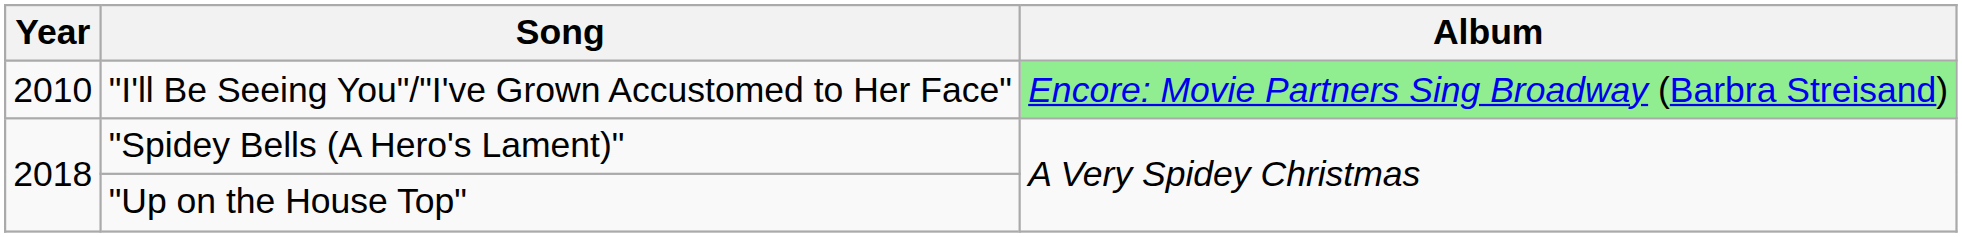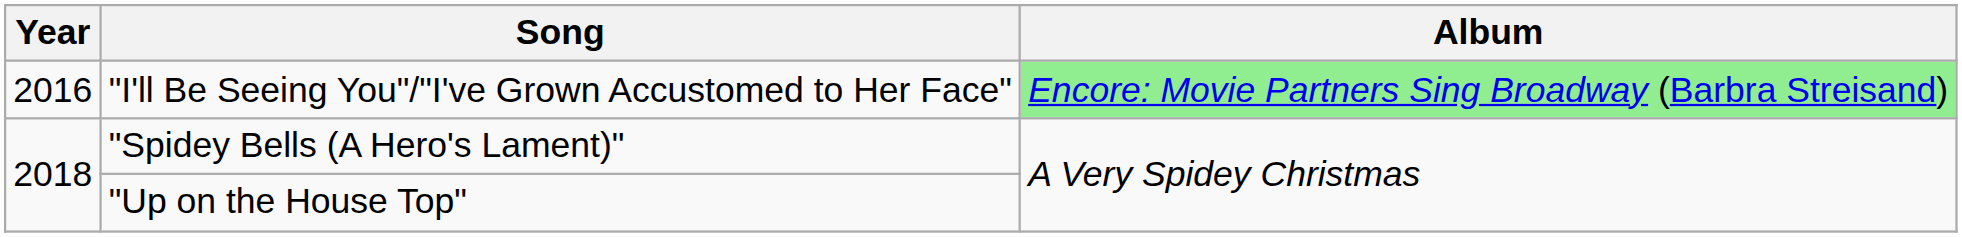(53, 88) 2010 -> (53, 88) 2016
